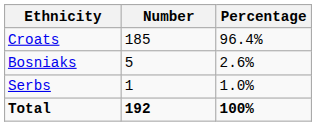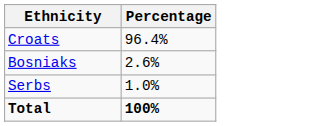- column: (169, 16)
